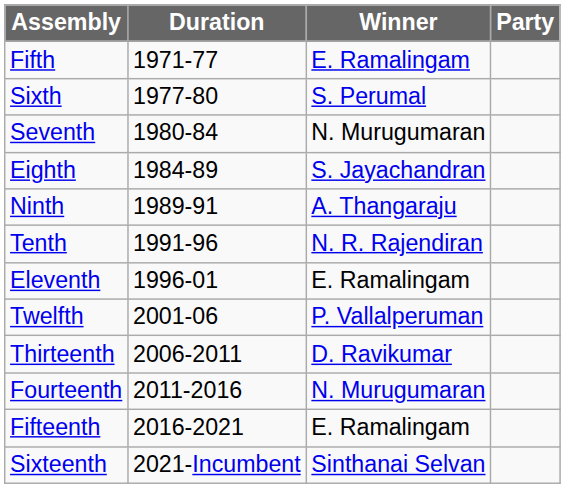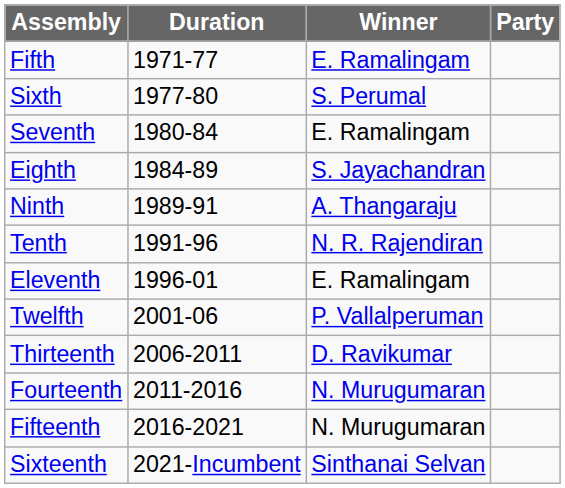(398, 133) N. Murugumaran -> (391, 133) E. Ramalingam
(391, 427) E. Ramalingam -> (398, 427) N. Murugumaran
